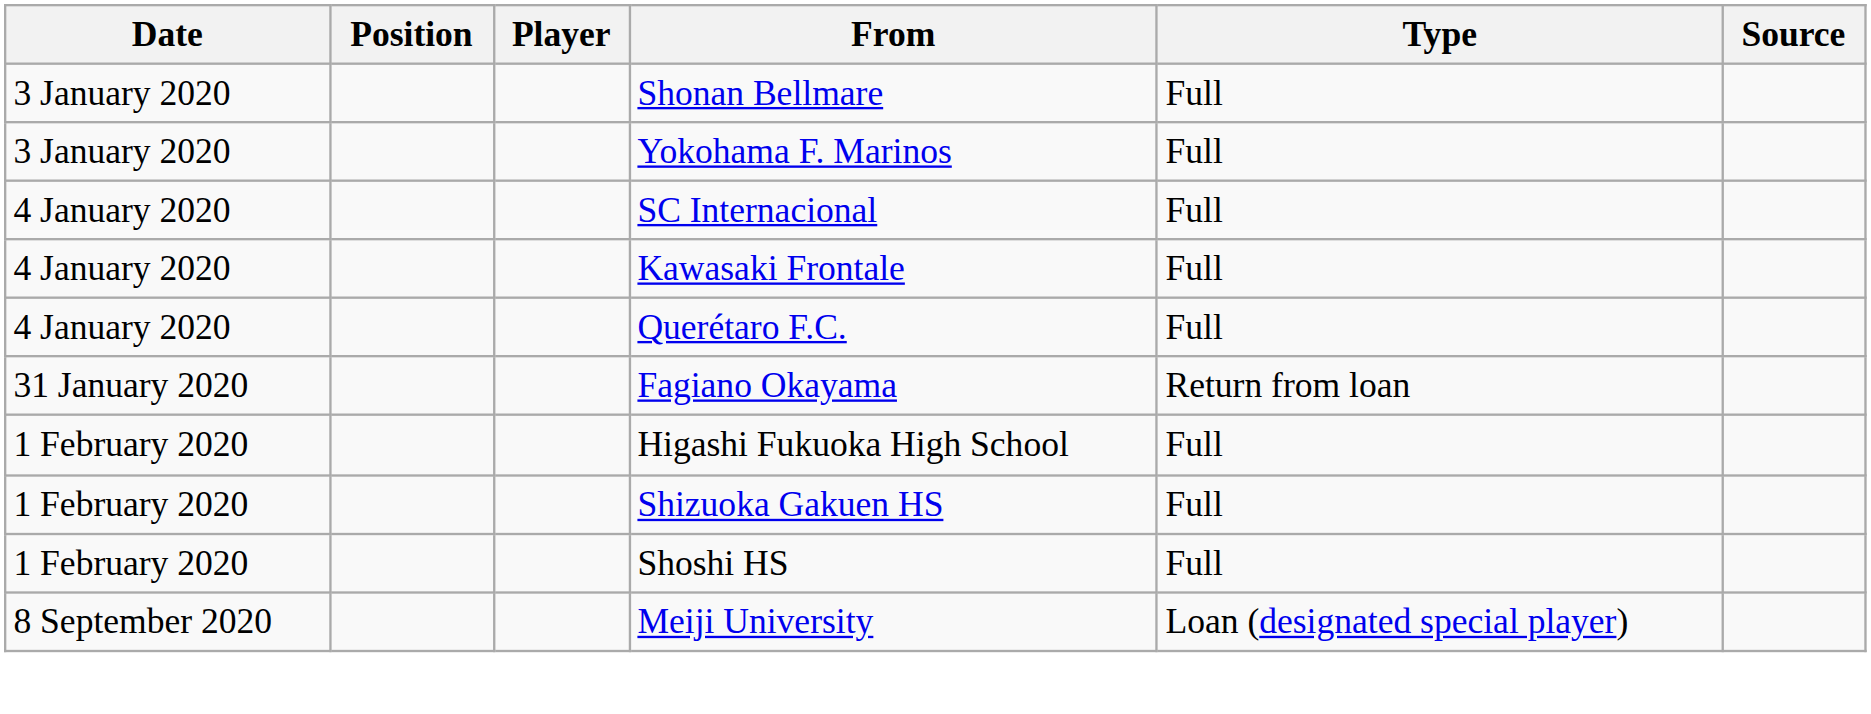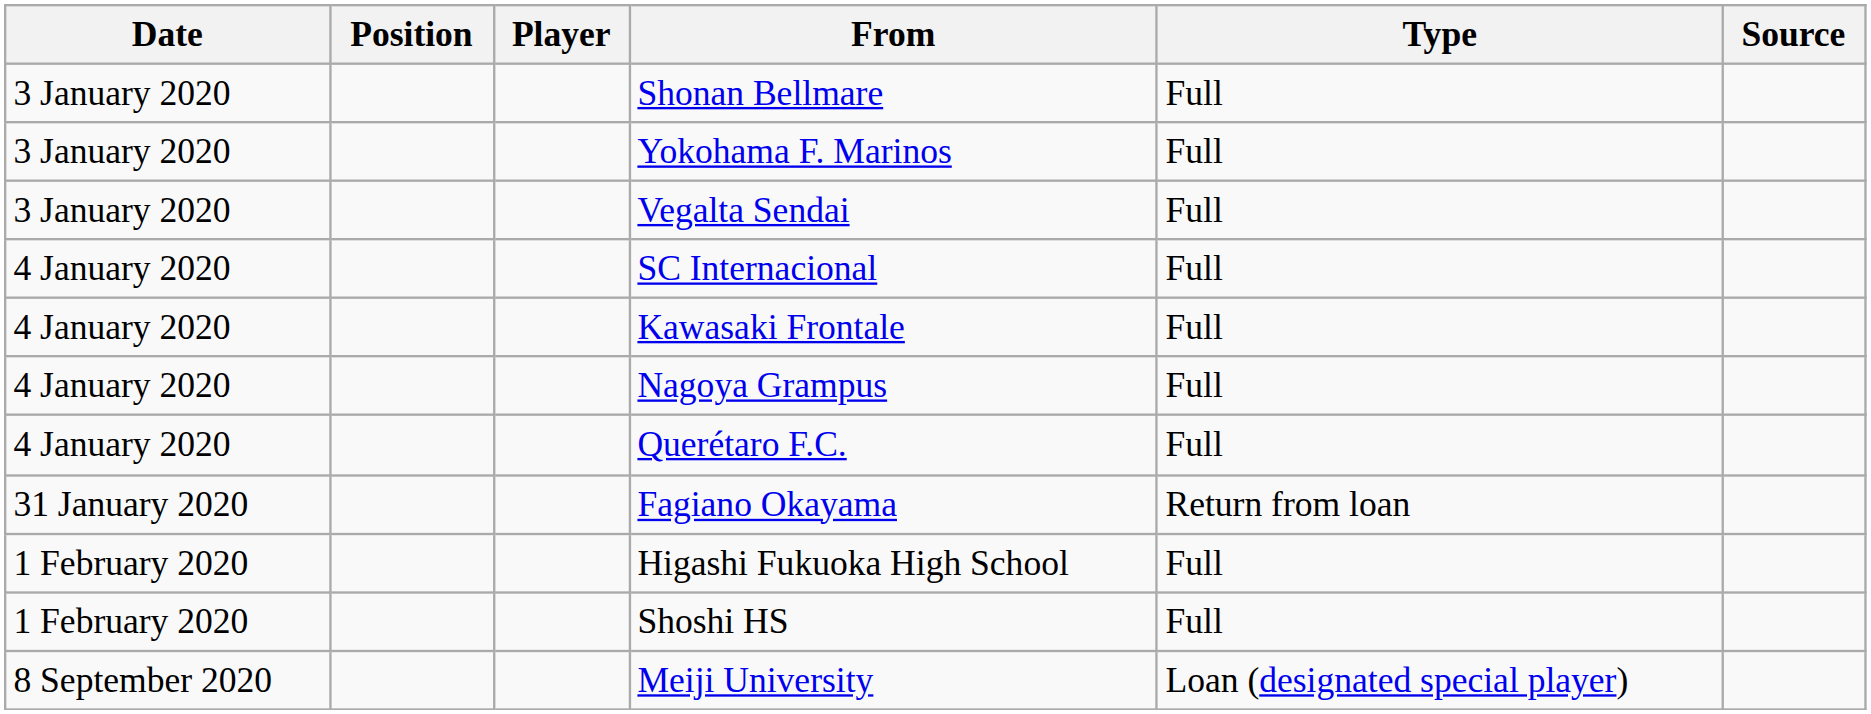+ row: (743, 209)
+ row: (762, 385)
- row: (790, 503)
